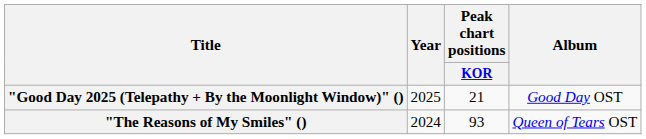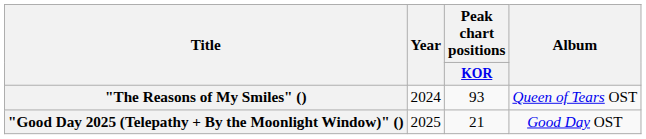rows swapped: (206, 121) <-> (206, 97)
